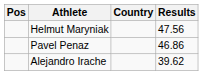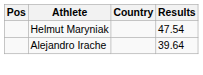(171, 29) 47.56 -> (171, 29) 47.54
- row: (60, 45)
(171, 62) 39.62 -> (171, 45) 39.64
